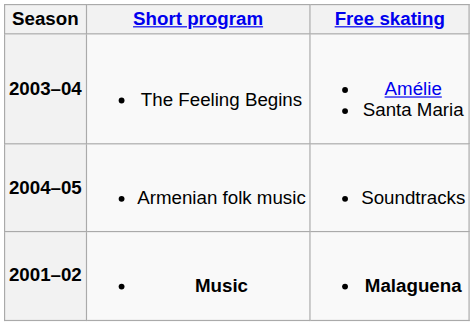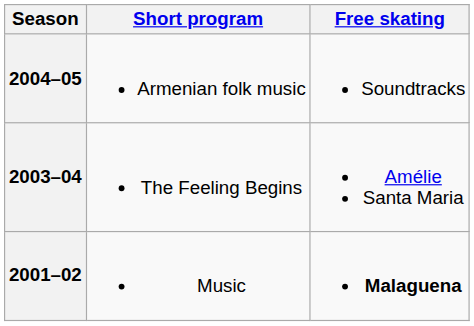rows swapped: (45, 187) <-> (45, 88)
(198, 286) bold -> (198, 286) normal
